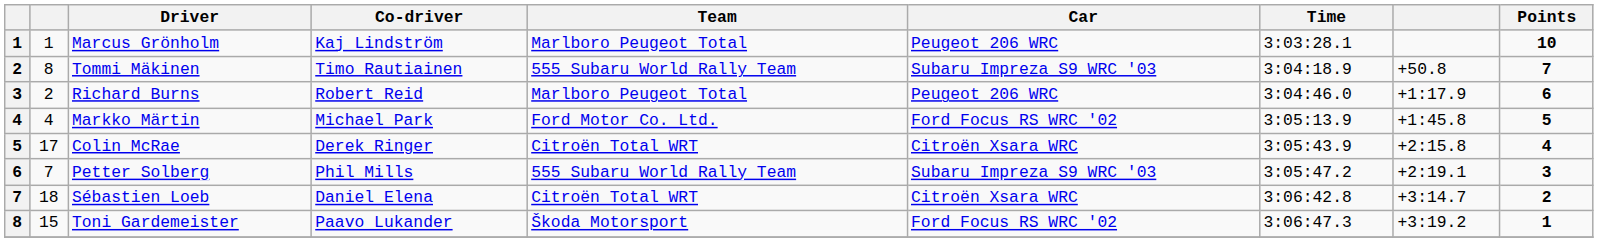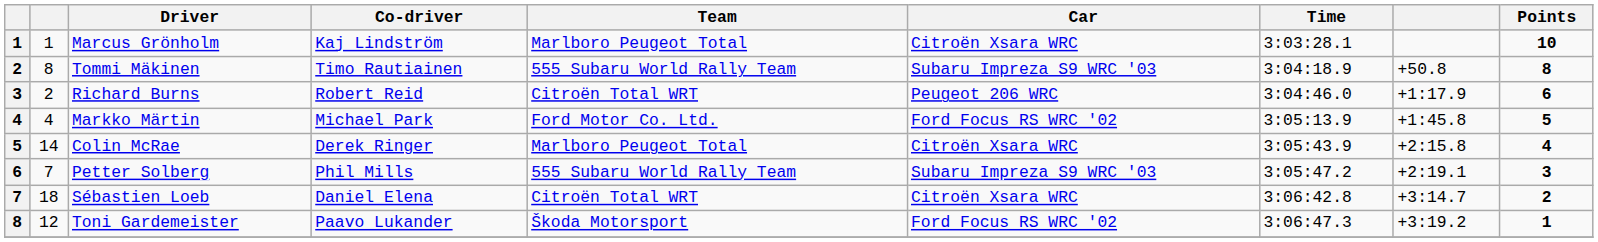(985, 43) Peugeot 206 WRC -> (994, 43) Citroën Xsara WRC
(1547, 69) 7 -> (1547, 69) 8
(639, 95) Marlboro Peugeot Total -> (615, 95) Citroën Total WRT
(49, 146) 17 -> (49, 146) 14
(615, 146) Citroën Total WRT -> (639, 146) Marlboro Peugeot Total
(49, 224) 15 -> (49, 224) 12
